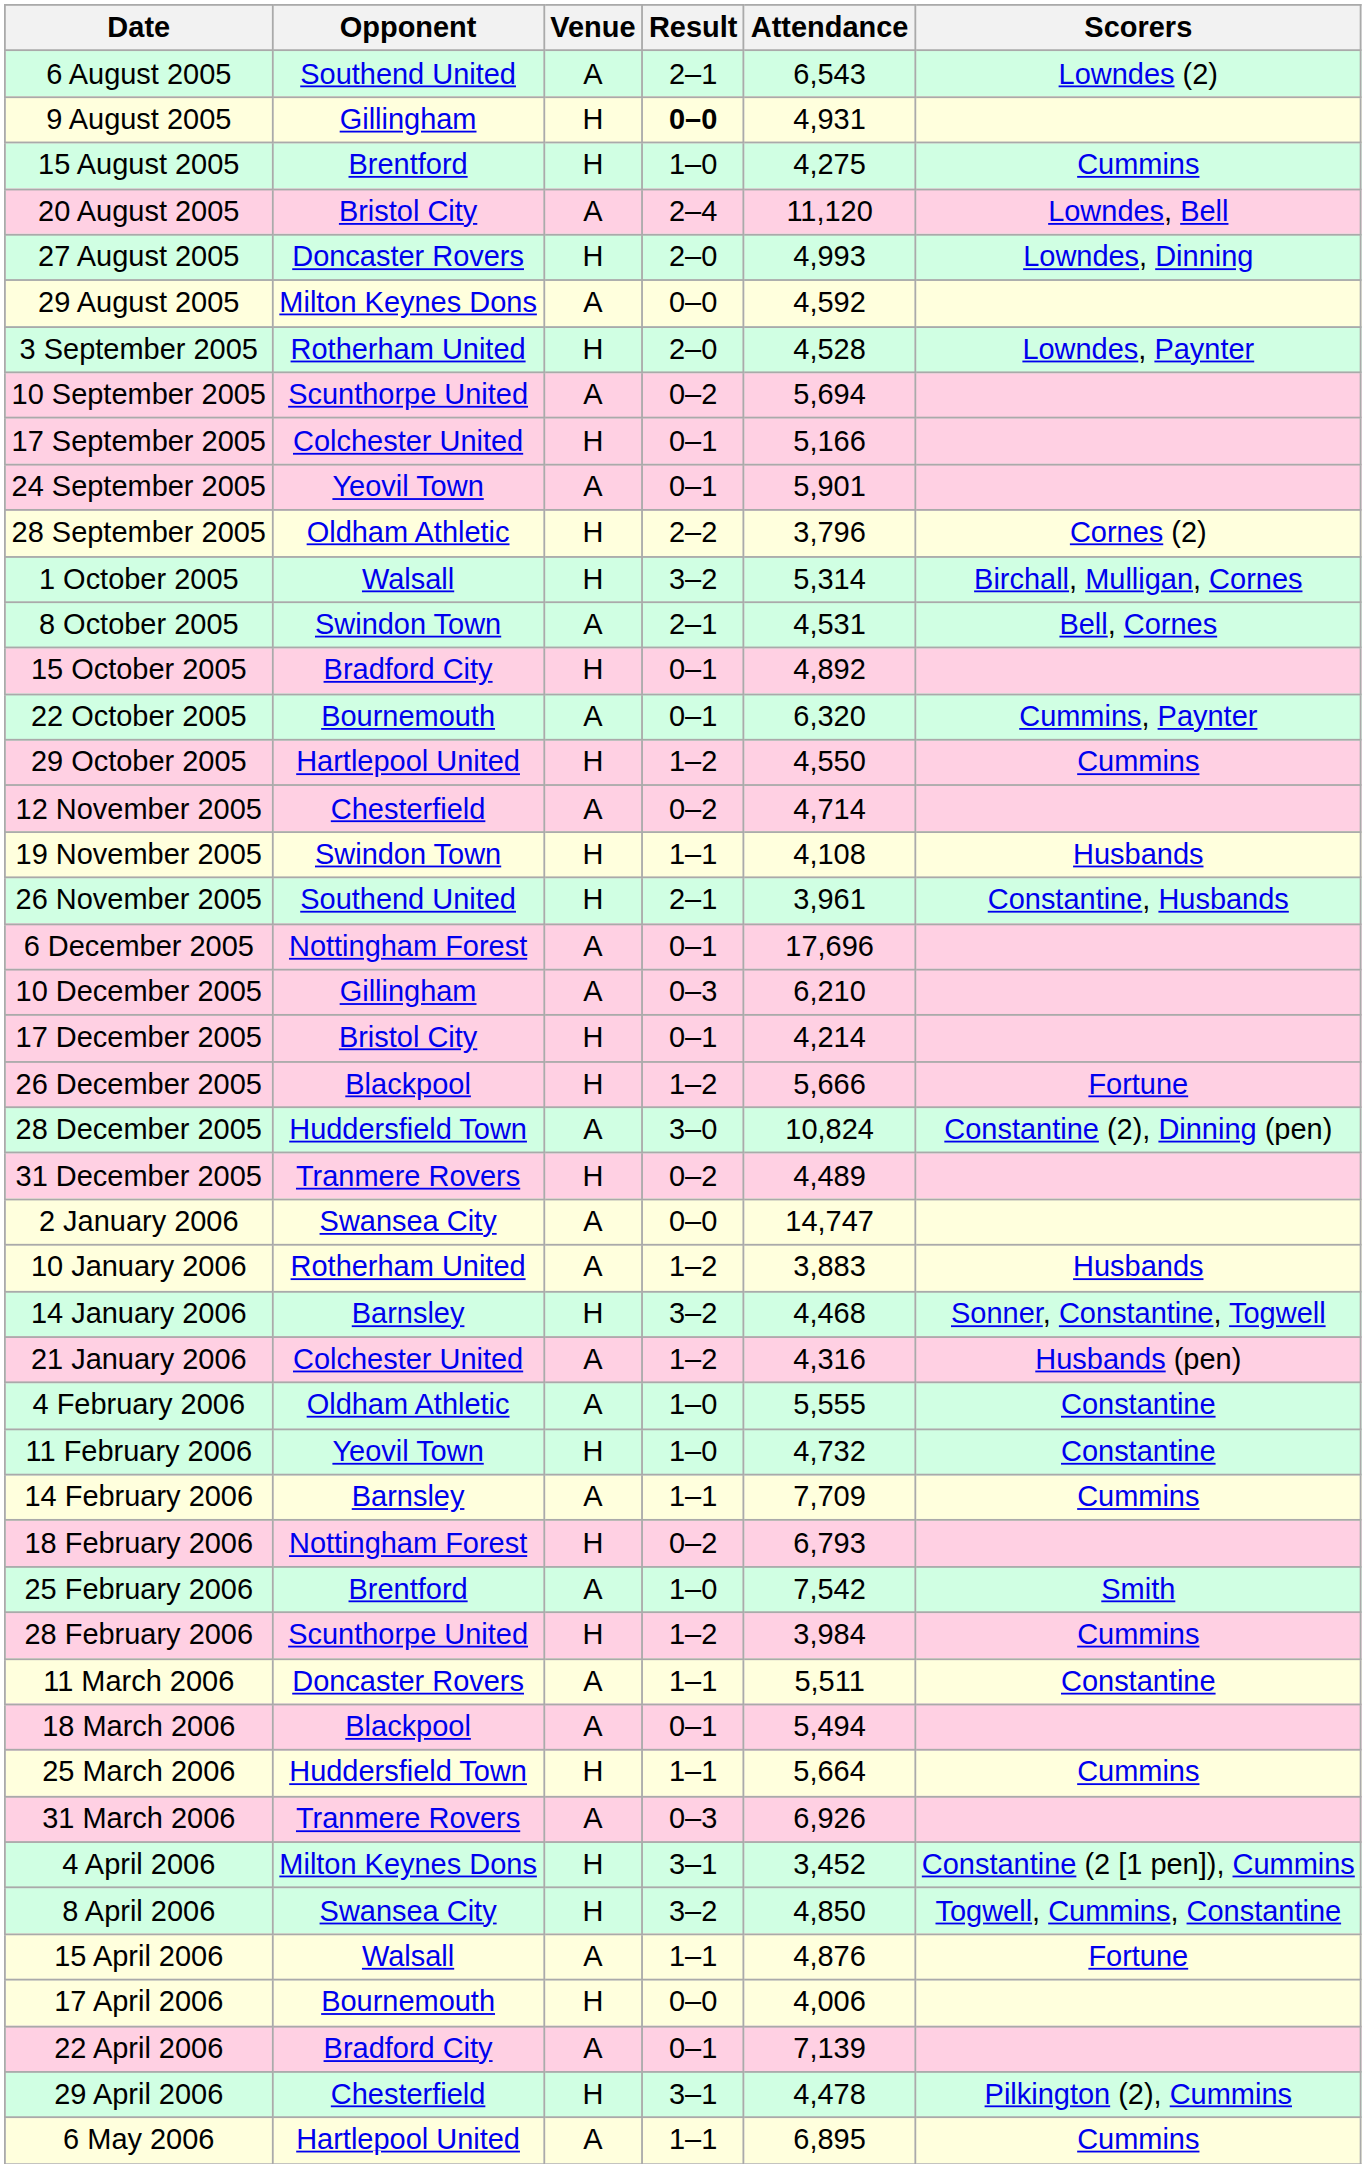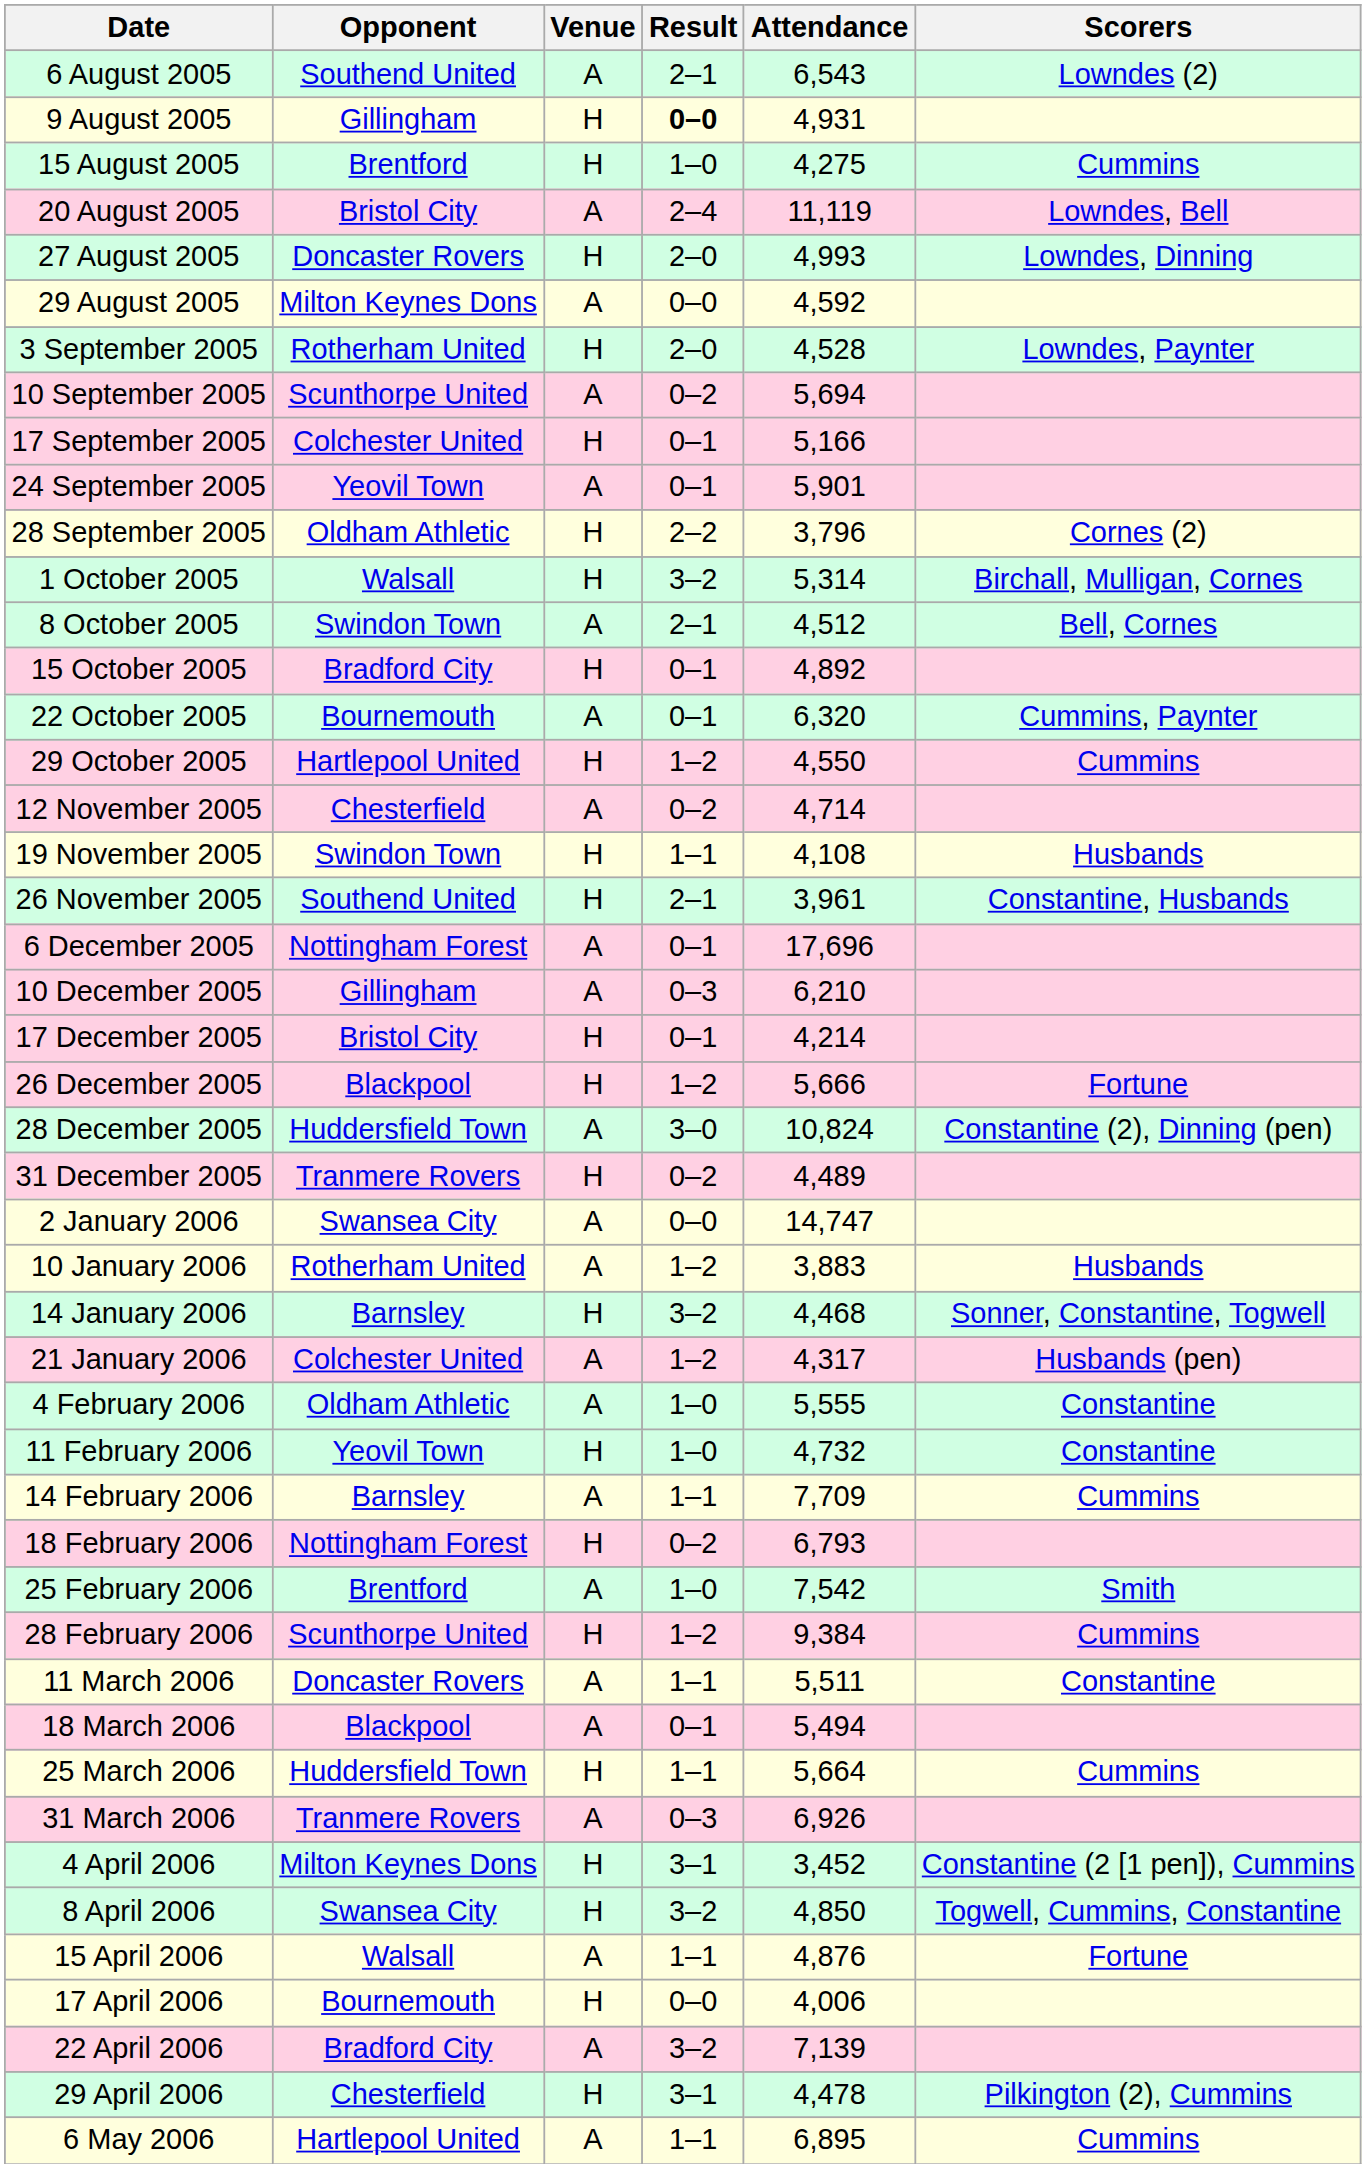(830, 211) 11,120 -> (830, 211) 11,119
(830, 624) 4,531 -> (830, 624) 4,512
(830, 1359) 4,316 -> (830, 1359) 4,317
(830, 1634) 3,984 -> (830, 1634) 9,384
(693, 2048) 0–1 -> (693, 2048) 3–2
